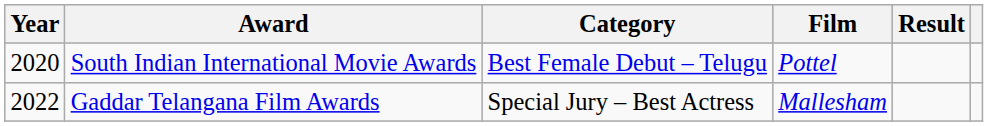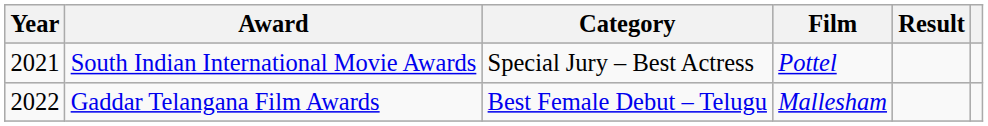(35, 62) 2020 -> (35, 62) 2021
(627, 62) Best Female Debut – Telugu -> (621, 62) Special Jury – Best Actress
(621, 101) Special Jury – Best Actress -> (627, 101) Best Female Debut – Telugu
